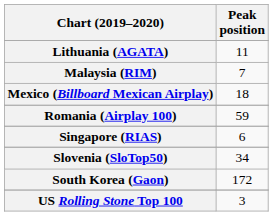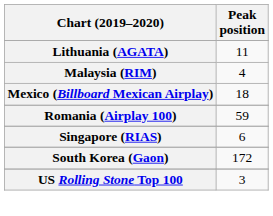(242, 72) 7 -> (242, 72) 4
- row: (110, 158)
